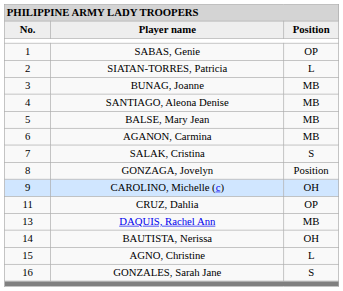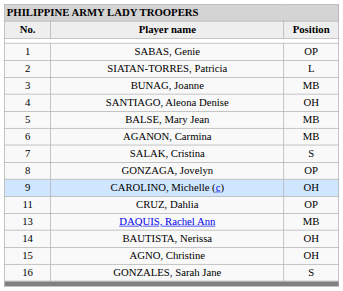(311, 102) MB -> (311, 102) OH
(311, 170) Position -> (311, 170) OP
(311, 255) L -> (311, 255) OH
